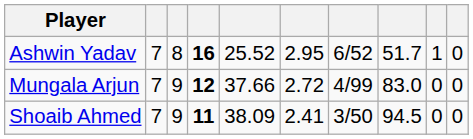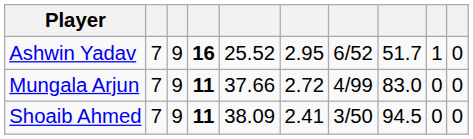(177, 52) 8 -> (177, 52) 9
(204, 85) 12 -> (204, 85) 11
